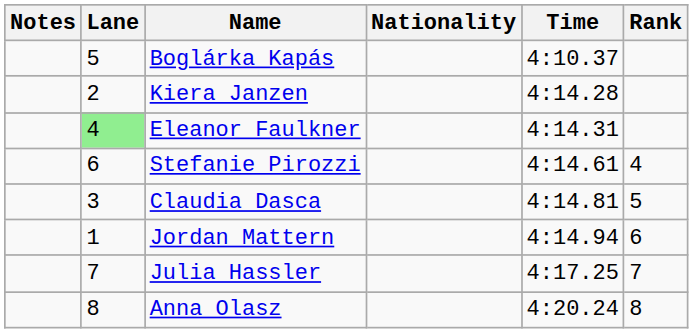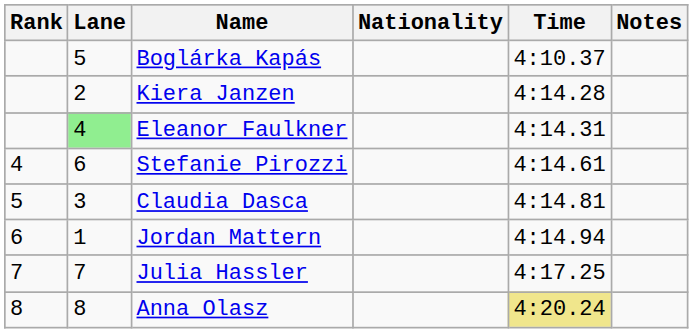columns swapped: (656, 23) <-> (43, 23)
(573, 309) no background -> (560, 309) khaki background
